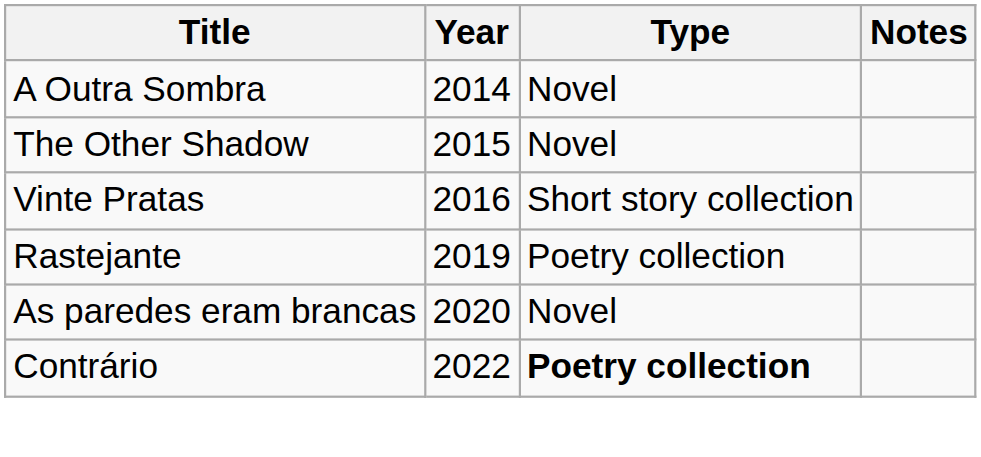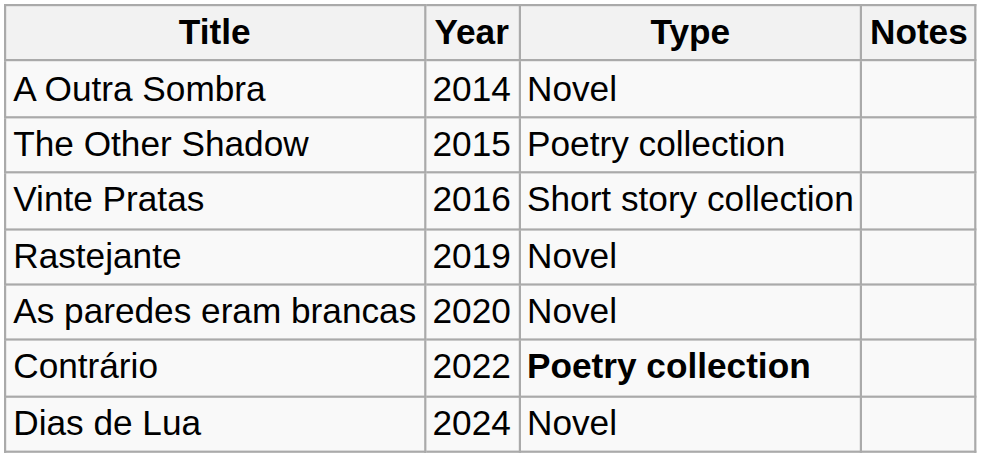(572, 144) Novel -> (656, 144) Poetry collection
(656, 255) Poetry collection -> (572, 255) Novel
+ row: (107, 423)
